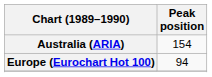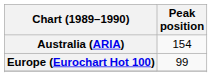(182, 62) 94 -> (182, 62) 99
